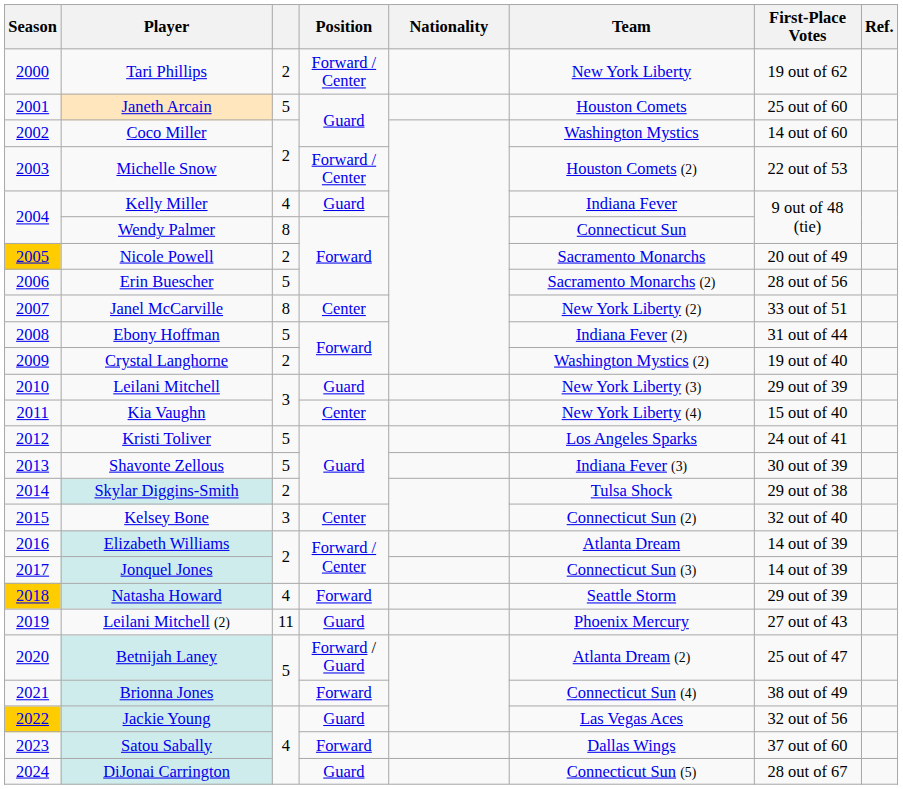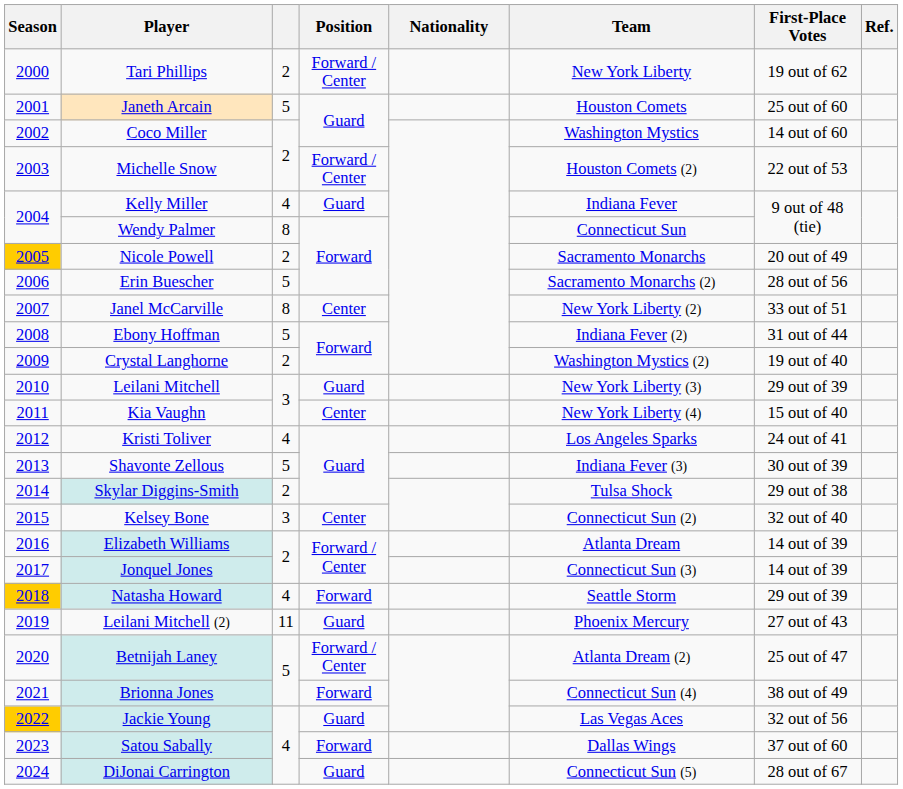(286, 439) 5 -> (286, 439) 4
(344, 657) Forward / Guard -> (344, 657) Forward / Center
